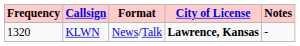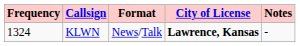(19, 32) 1320 -> (19, 32) 1324
